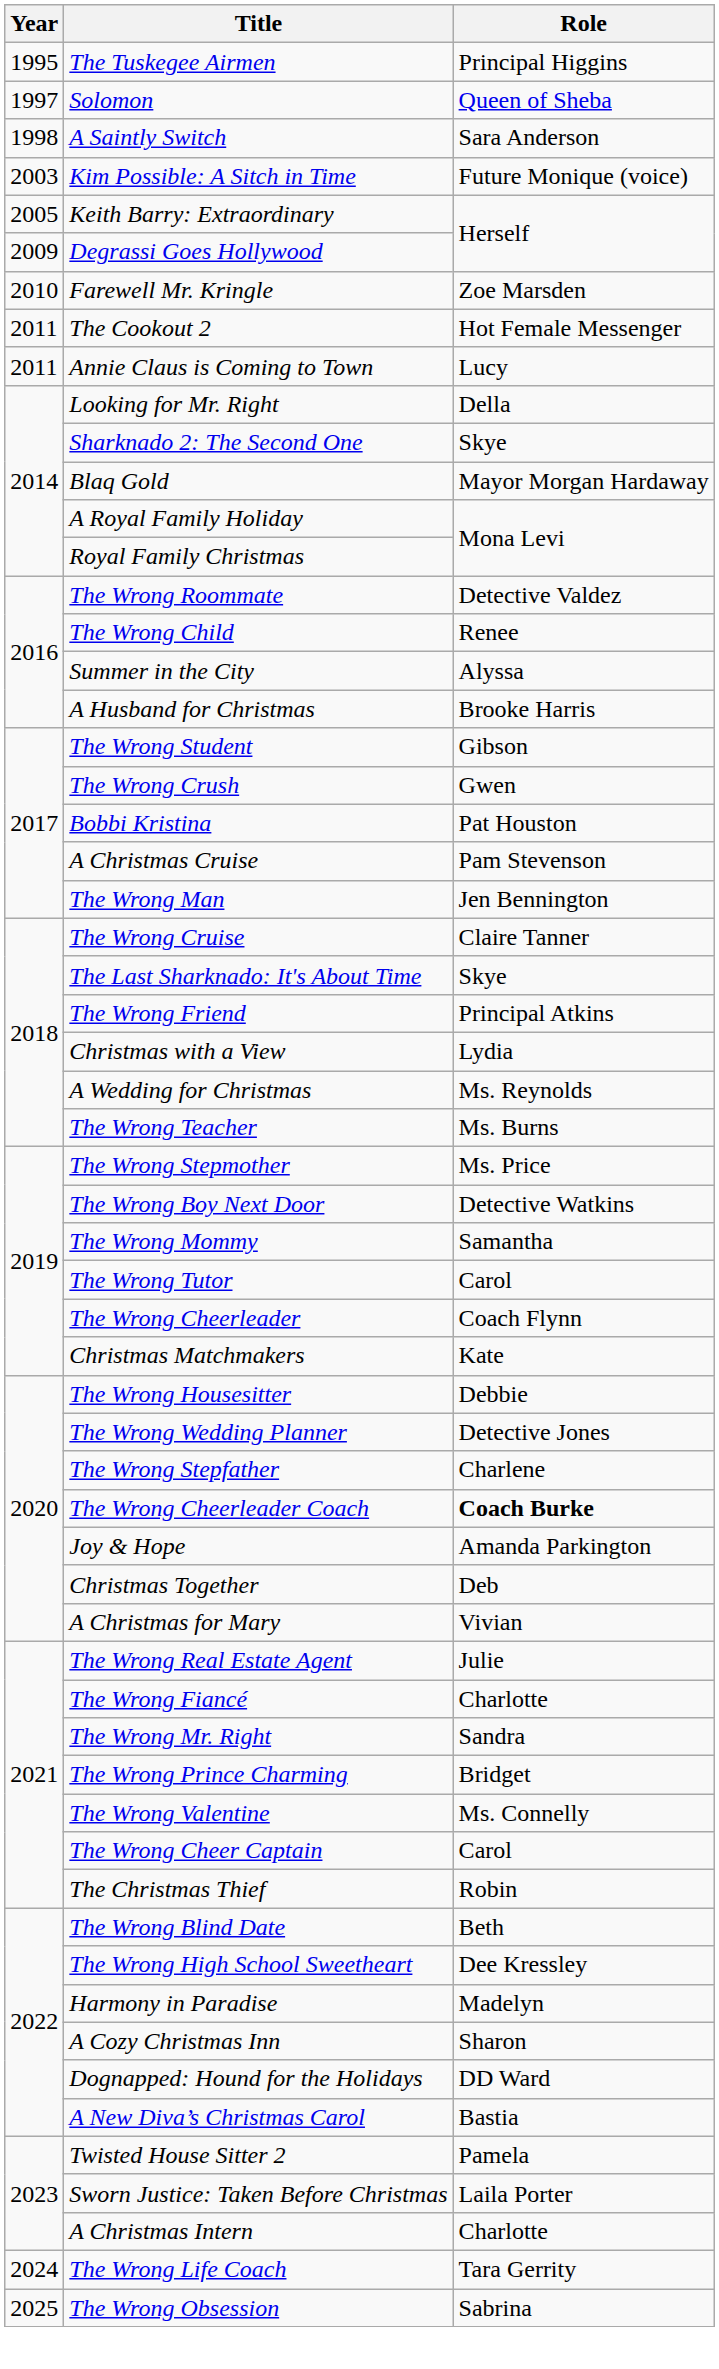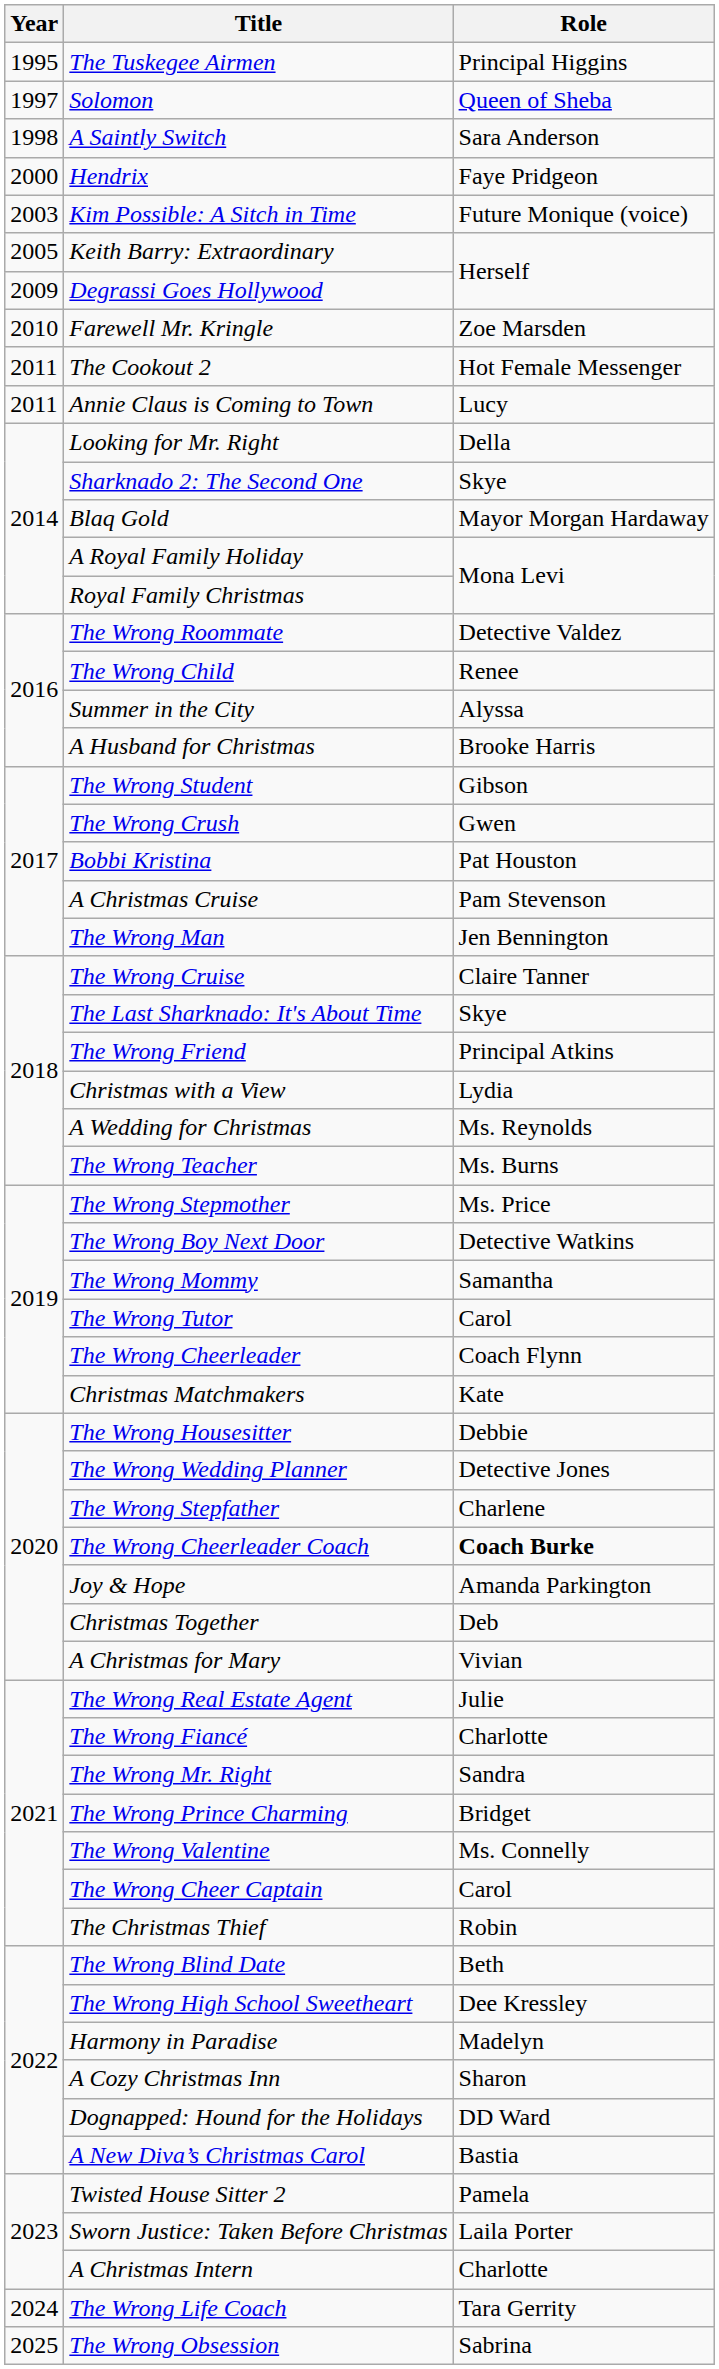+ row: (109, 175)
